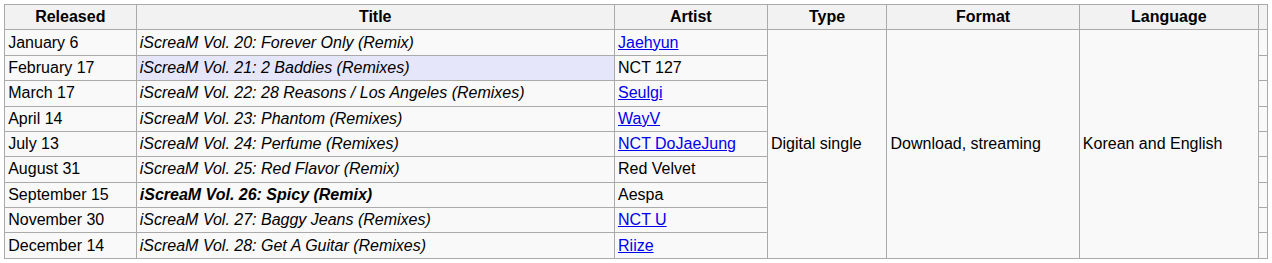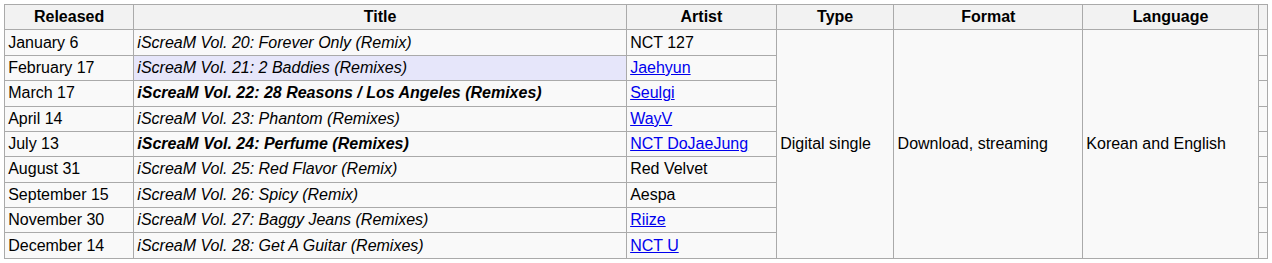(648, 42) Jaehyun -> (662, 42) NCT 127
(650, 67) NCT 127 -> (660, 67) Jaehyun
(332, 93) normal -> (339, 93) bold
(269, 144) normal -> (273, 144) bold
(256, 194) bold -> (248, 194) normal
(642, 220) NCT U -> (648, 220) Riize
(636, 245) Riize -> (654, 245) NCT U
